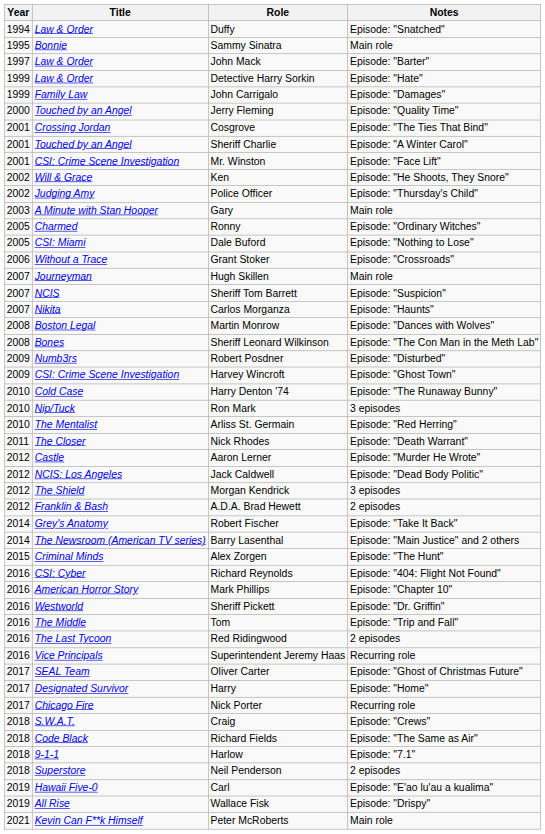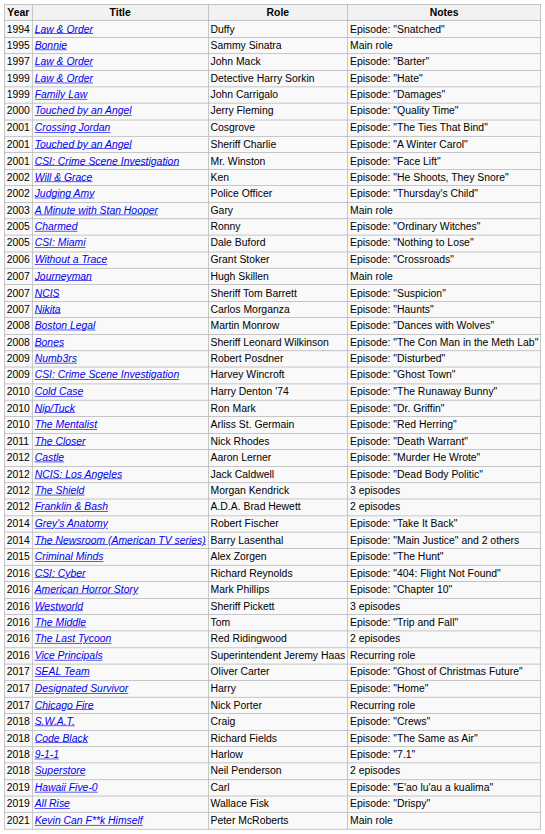(375, 408) 3 episodes -> (397, 408) Episode: "Dr. Griffin"
(397, 606) Episode: "Dr. Griffin" -> (375, 606) 3 episodes
